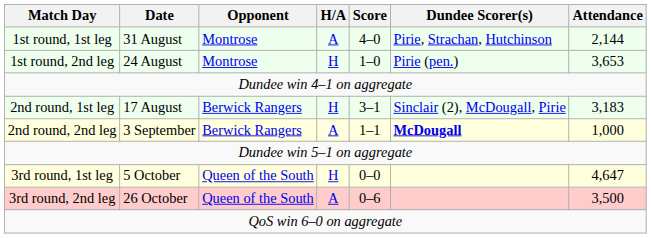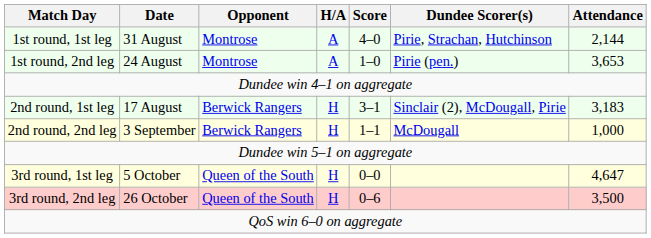(333, 61) H -> (333, 61) A
(333, 130) A -> (333, 130) H
(427, 130) bold -> (426, 130) normal
(333, 198) A -> (333, 198) H
